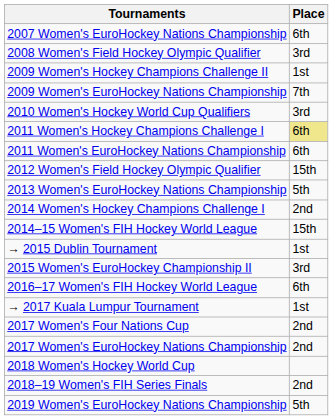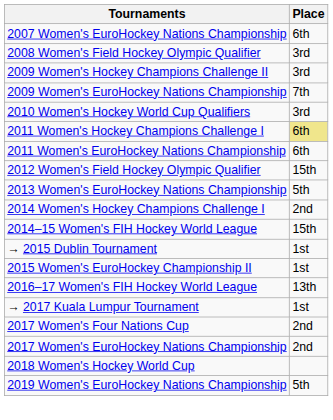(301, 72) 1st -> (301, 72) 3rd
(301, 268) 3rd -> (301, 268) 1st
(301, 287) 6th -> (304, 287) 13th
- row: (107, 385)
